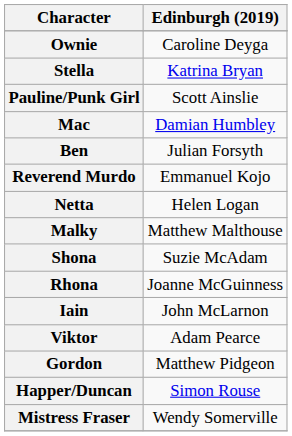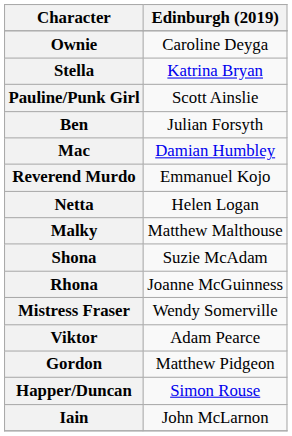rows swapped: (74, 151) <-> (74, 124)
rows swapped: (74, 310) <-> (74, 417)
